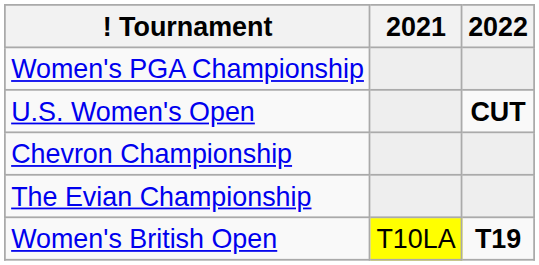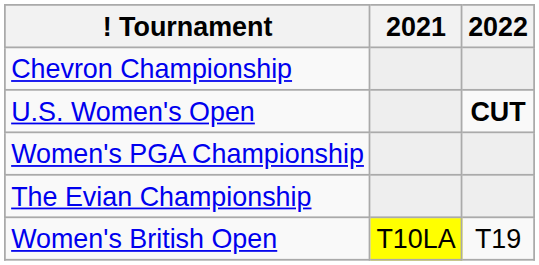rows swapped: (152, 154) <-> (188, 69)
(498, 239) bold -> (498, 239) normal
